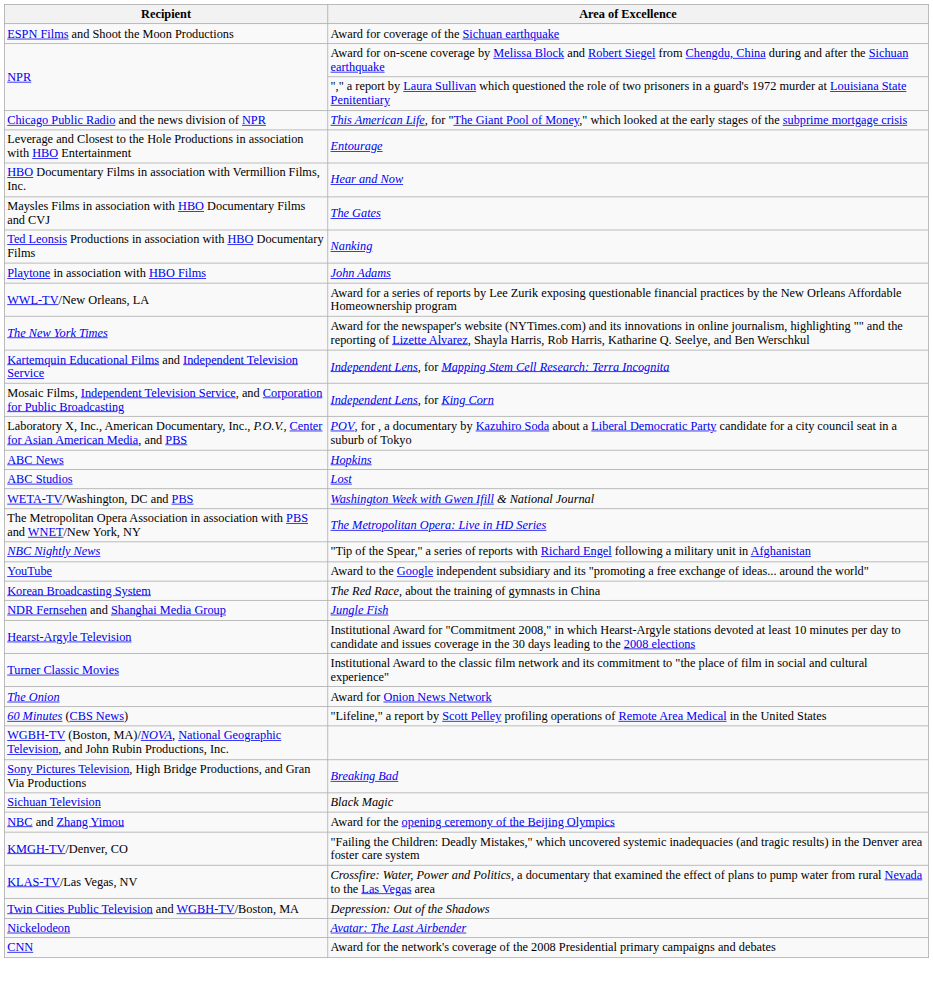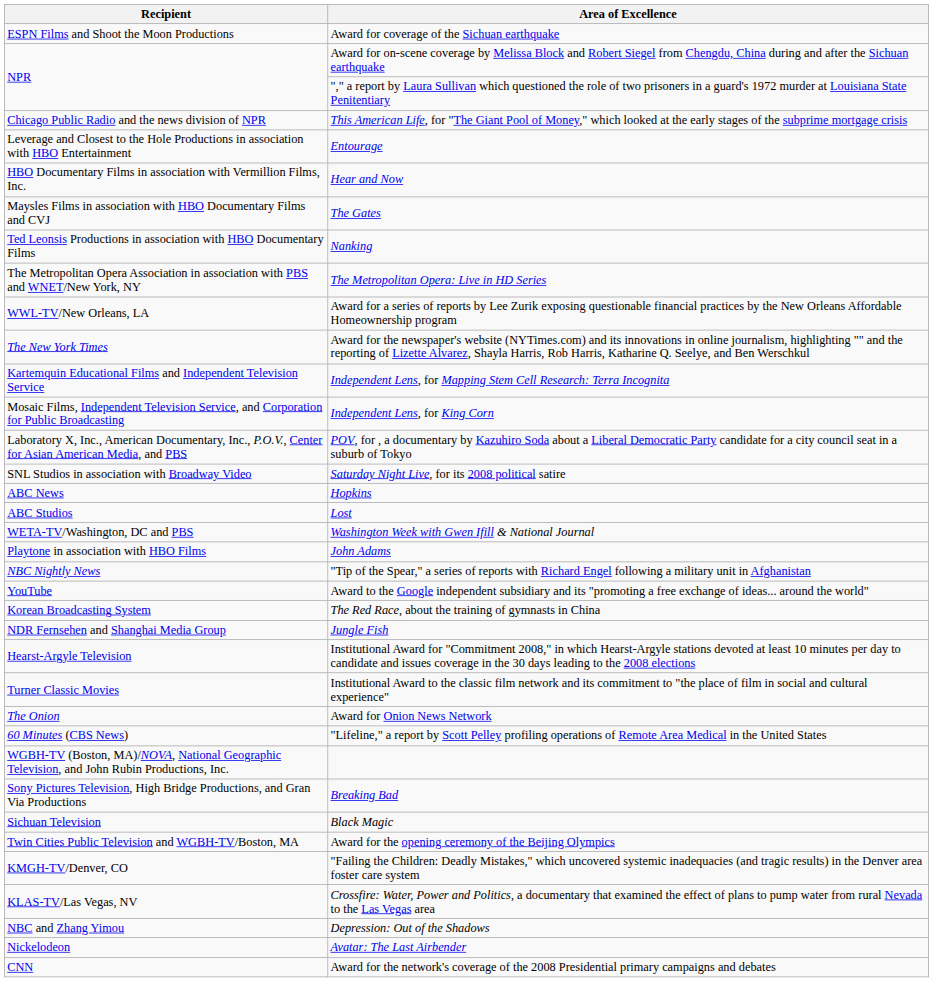rows swapped: (361, 273) <-> (438, 525)
+ row: (448, 473)
(66, 822) NBC and Zhang Yimou -> (153, 841) Twin Cities Public Television and WGBH-TV/Boston, MA
(153, 908) Twin Cities Public Television and WGBH-TV/Boston, MA -> (66, 928) NBC and Zhang Yimou
